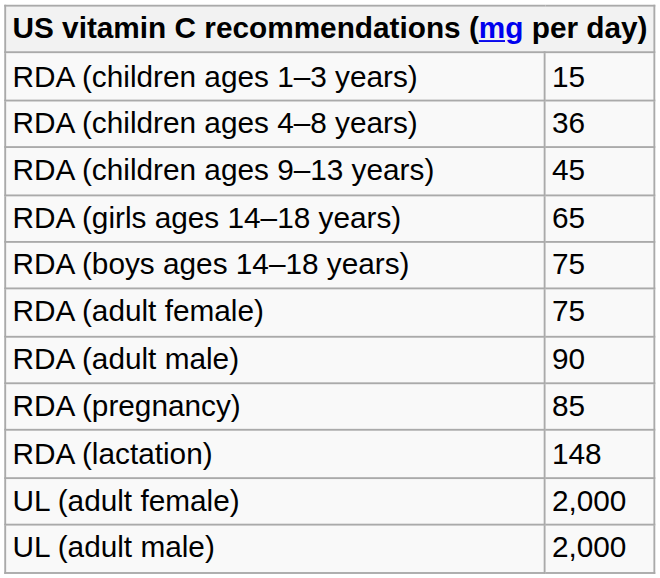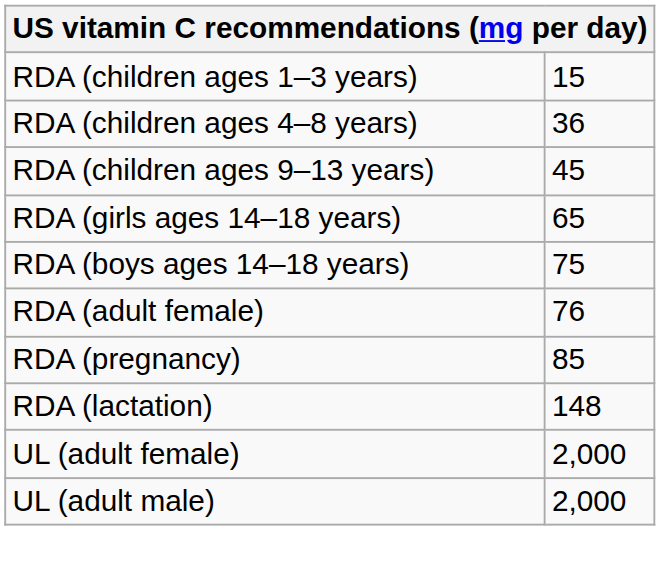(568, 312) 75 -> (568, 312) 76
- row: (126, 359)
